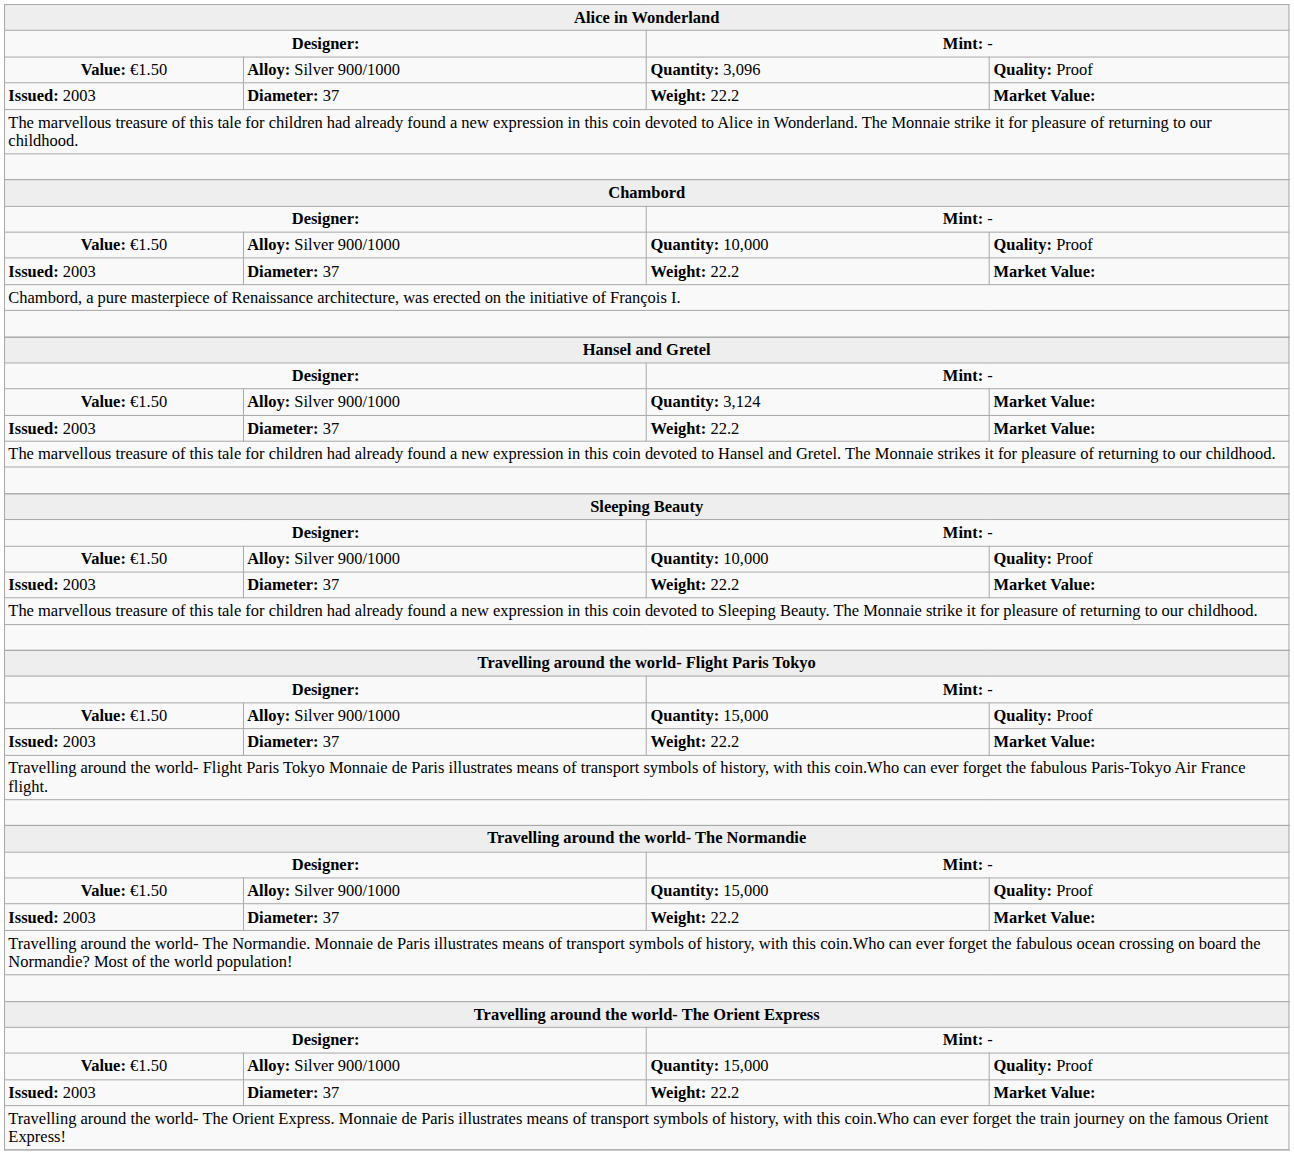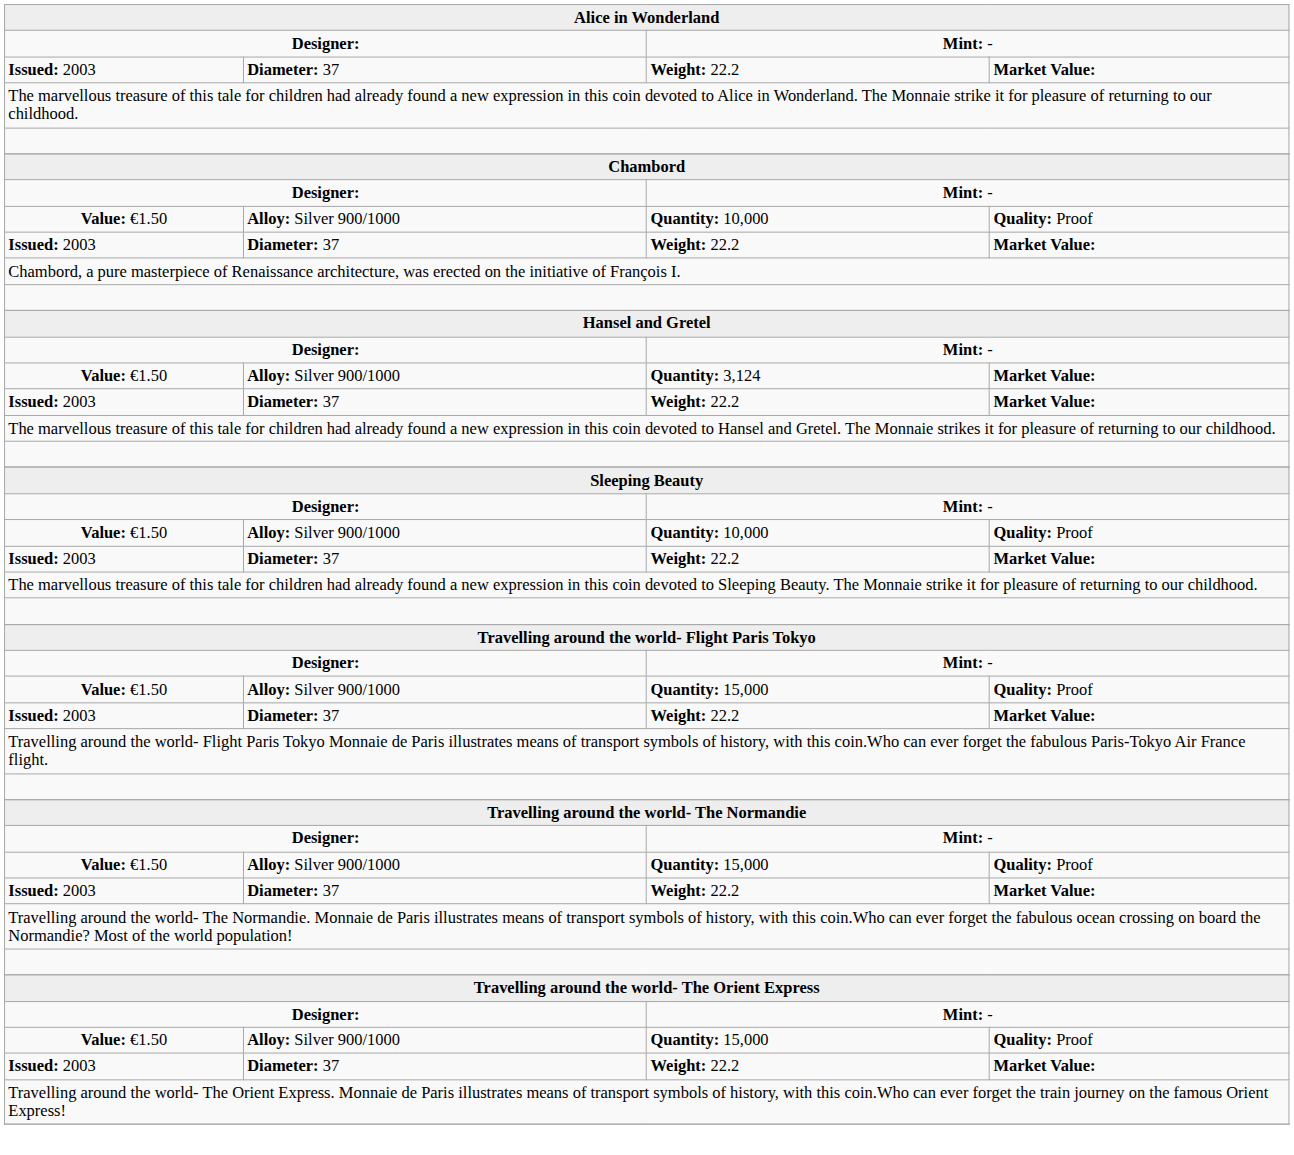- row: (124, 69)
